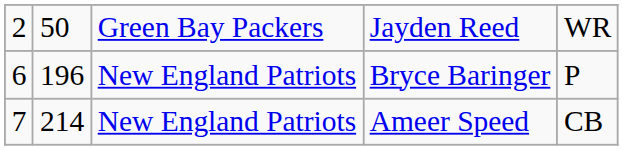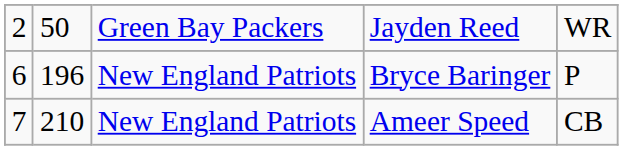(62, 121) 214 -> (62, 121) 210
